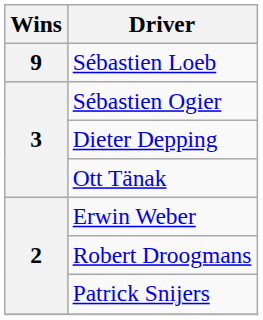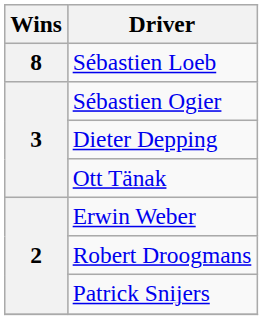(36, 62) 9 -> (36, 62) 8
